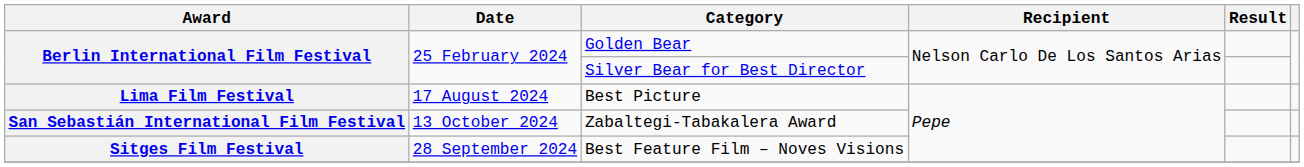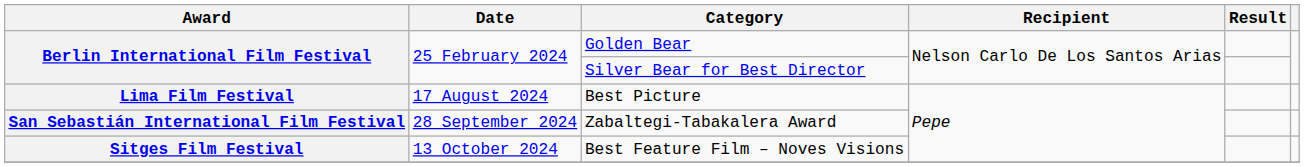(485, 123) 13 October 2024 -> (495, 123) 28 September 2024
(495, 149) 28 September 2024 -> (485, 149) 13 October 2024
